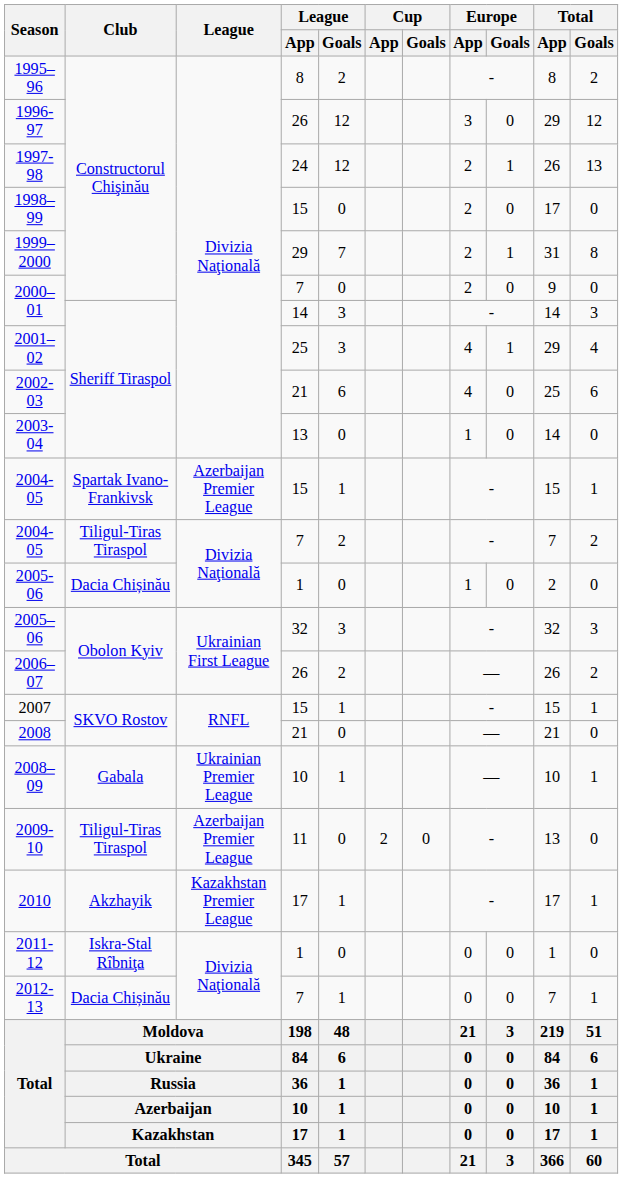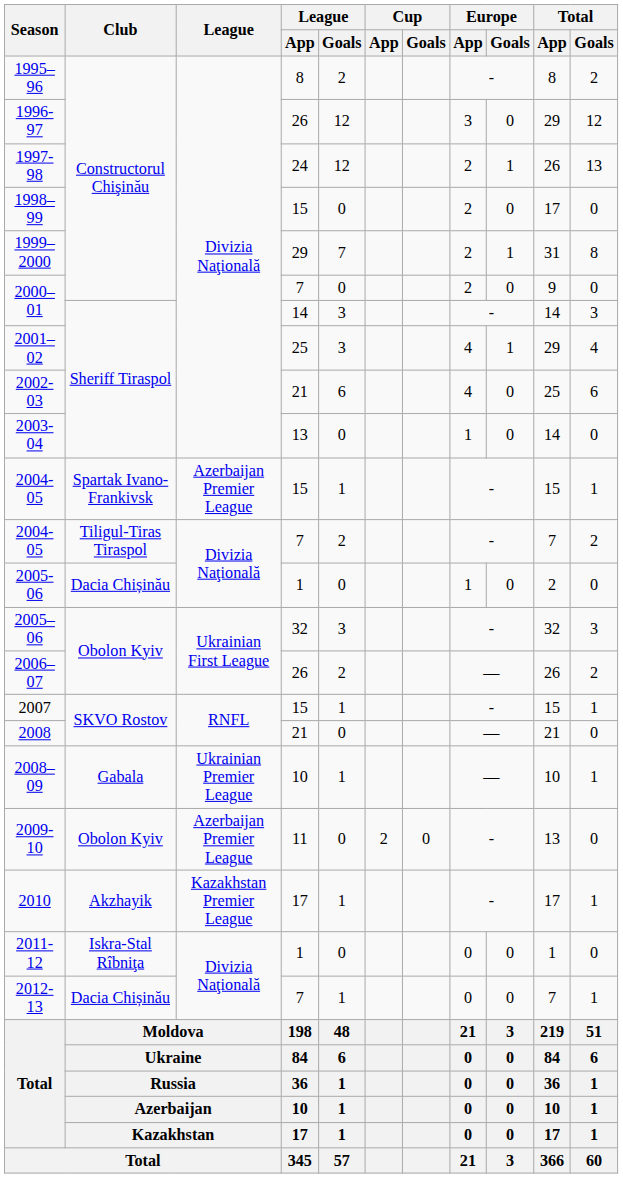(120, 838) Tiligul-Tiras Tiraspol -> (120, 838) Obolon Kyiv
